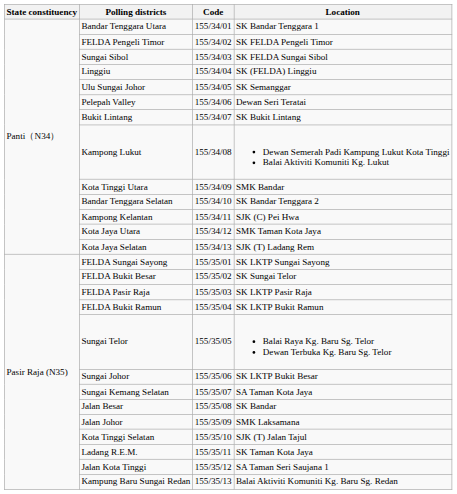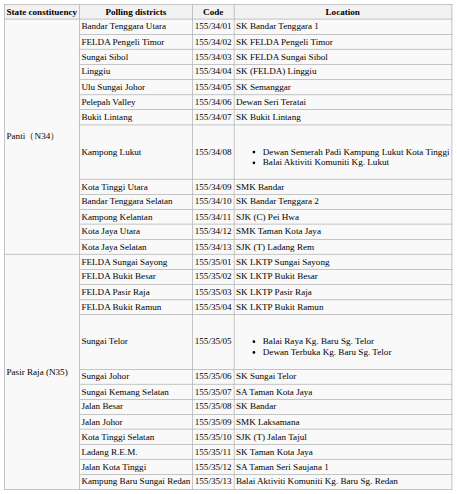(266, 276) SK Sungai Telor -> (277, 276) SK LKTP Bukit Besar
(277, 376) SK LKTP Bukit Besar -> (266, 376) SK Sungai Telor
